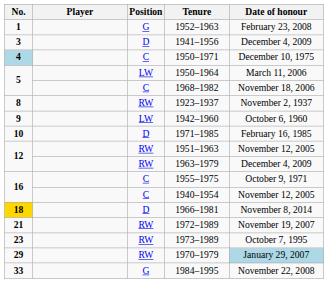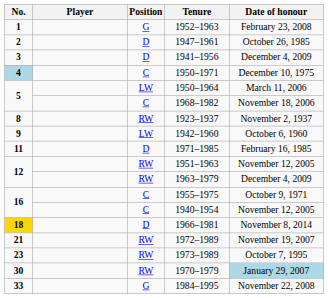+ row: (197, 42)
(19, 133) 10 -> (19, 149) 11
(19, 255) 29 -> (19, 270) 30
